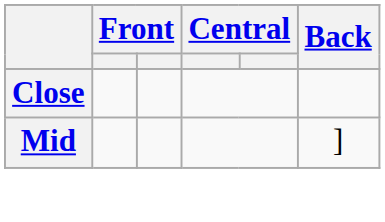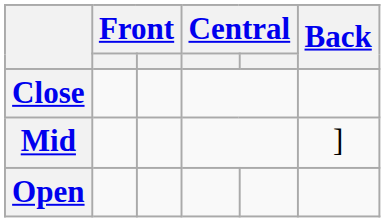+ row: (48, 191)
